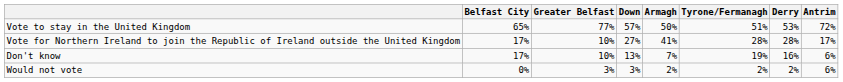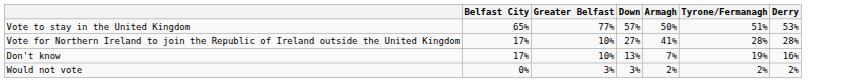- column: (819, 12)
